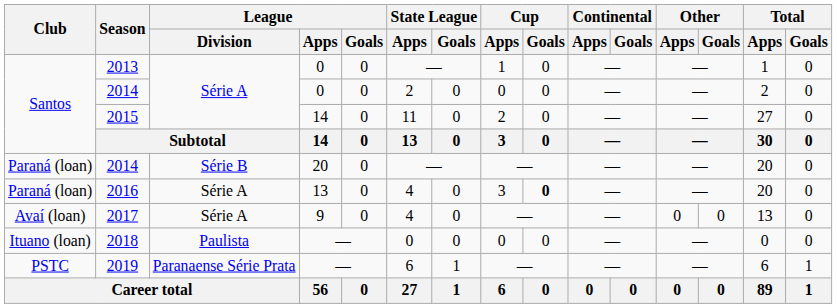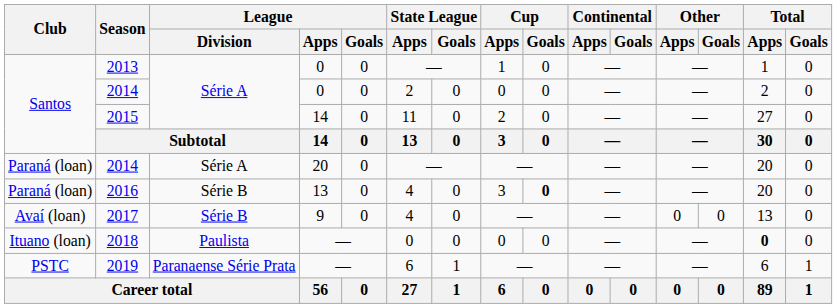(224, 166) Série B -> (224, 166) Série A
(224, 191) Série A -> (224, 191) Série B
(224, 215) Série A -> (224, 215) Série B
(765, 240) normal -> (765, 240) bold
